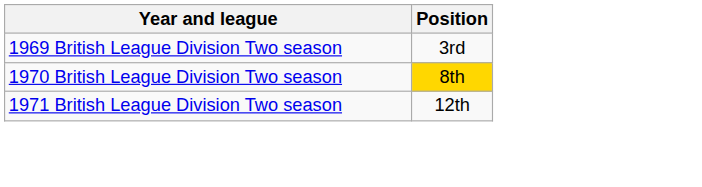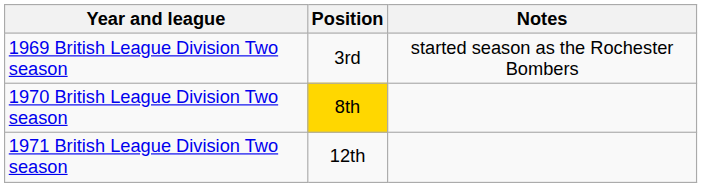+ column: (542, 18)
